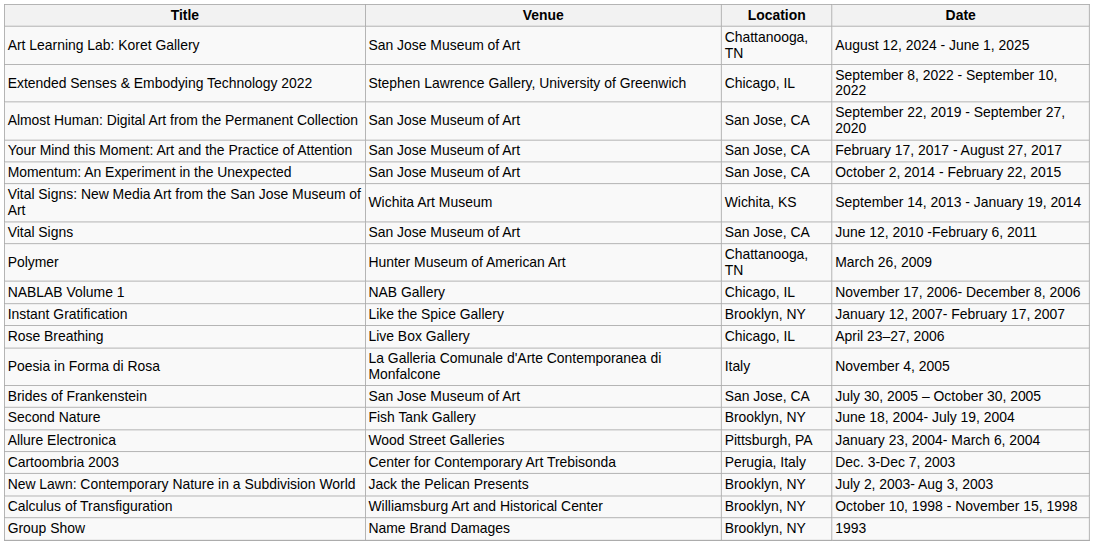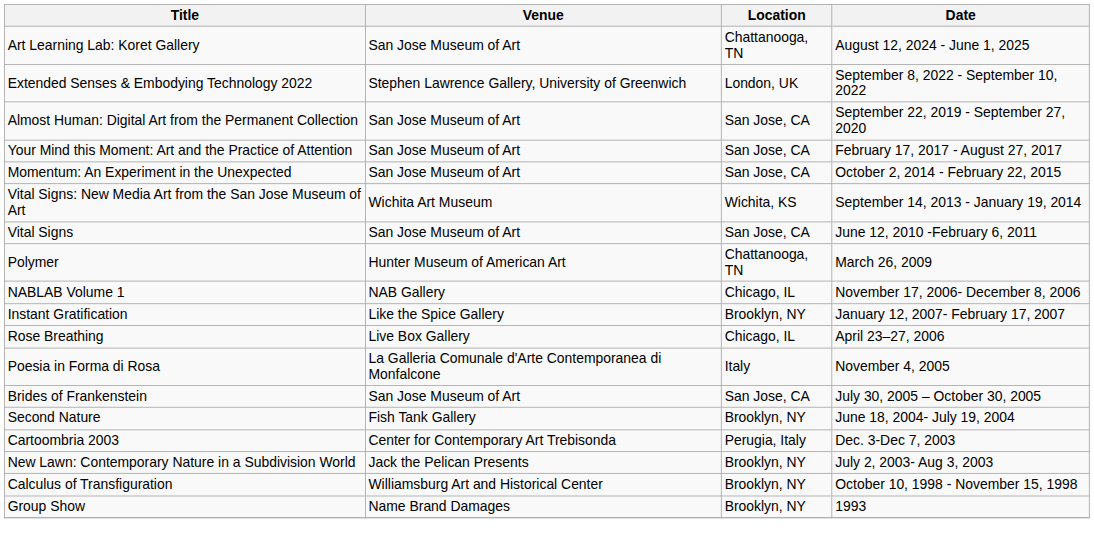(760, 83) Chicago, IL -> (761, 83) London, UK
- row: (62, 440)
